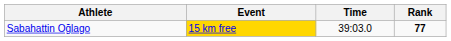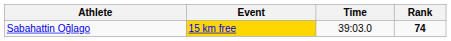(420, 29) 77 -> (420, 29) 74
